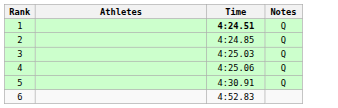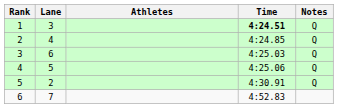+ column: (51, 11)
